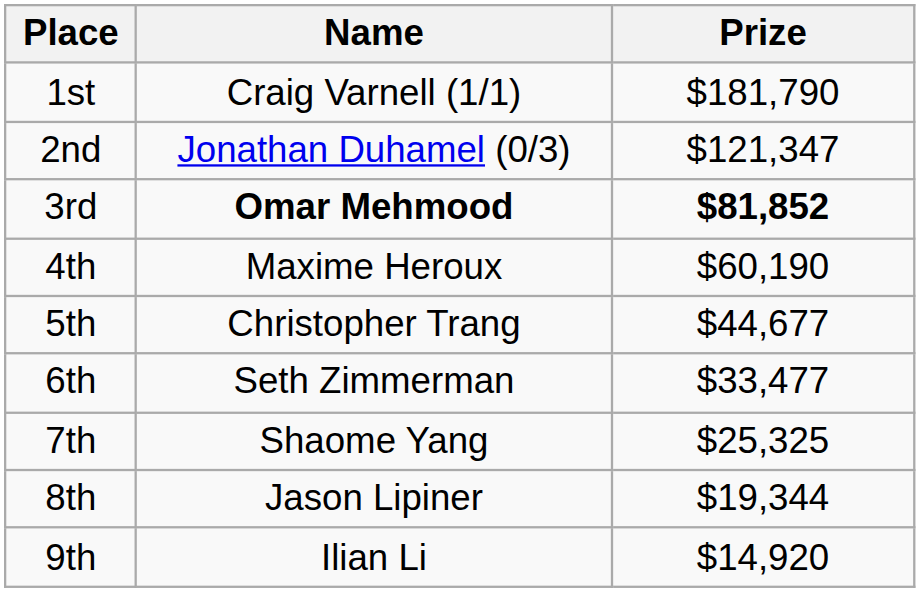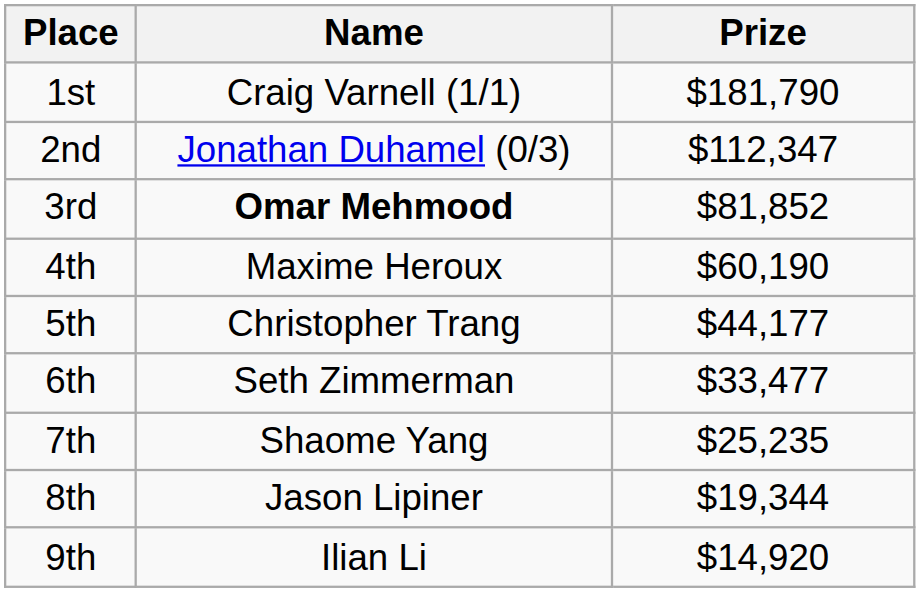(763, 149) $121,347 -> (763, 149) $112,347
(763, 207) bold -> (763, 207) normal
(763, 324) $44,677 -> (763, 324) $44,177
(763, 440) $25,325 -> (763, 440) $25,235
